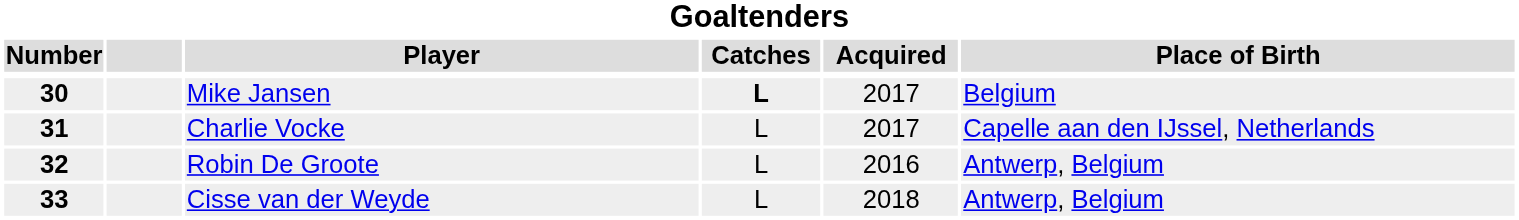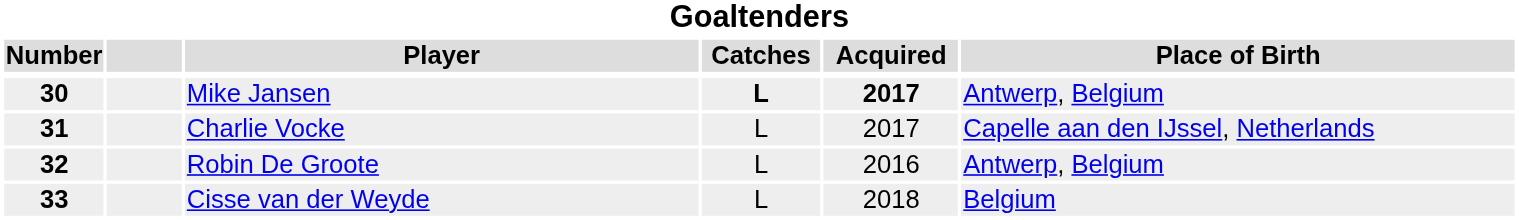(891, 93) normal -> (891, 93) bold
(1010, 93) Belgium -> (1064, 93) Antwerp, Belgium
(1064, 199) Antwerp, Belgium -> (1010, 199) Belgium
